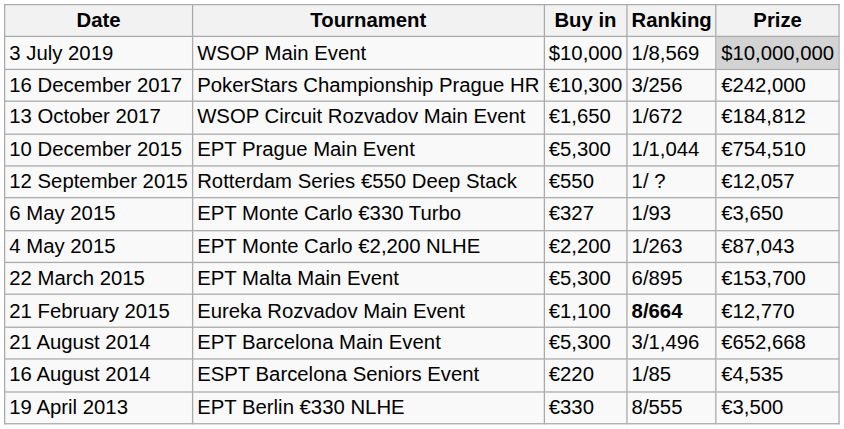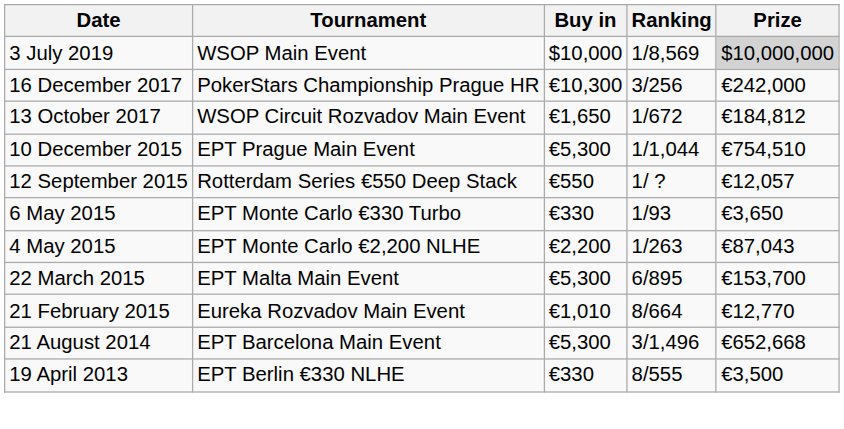(571, 213) €327 -> (571, 213) €330
(580, 310) €1,100 -> (580, 310) €1,010
(665, 310) bold -> (665, 310) normal
- row: (80, 375)
